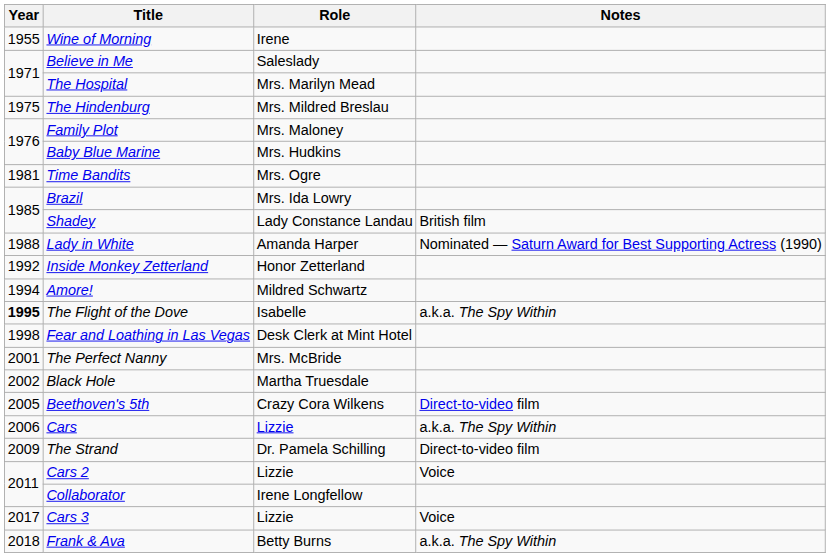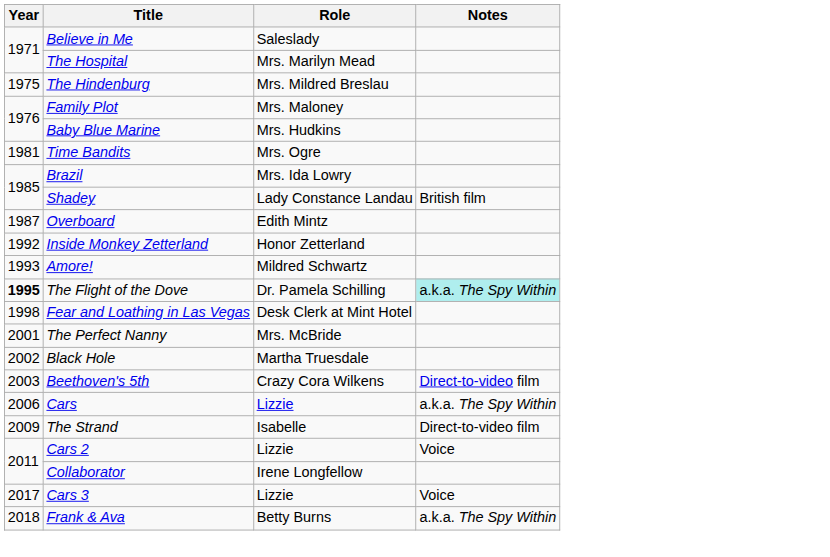- row: (99, 38)
+ row: (80, 221)
- row: (90, 244)
(24, 289) 1994 -> (24, 267) 1993
(282, 312) Isabelle -> (321, 289) Dr. Pamela Schilling
(488, 312) no background -> (488, 289) paleturquoise background
(24, 404) 2005 -> (24, 381) 2003
(321, 449) Dr. Pamela Schilling -> (282, 426) Isabelle
